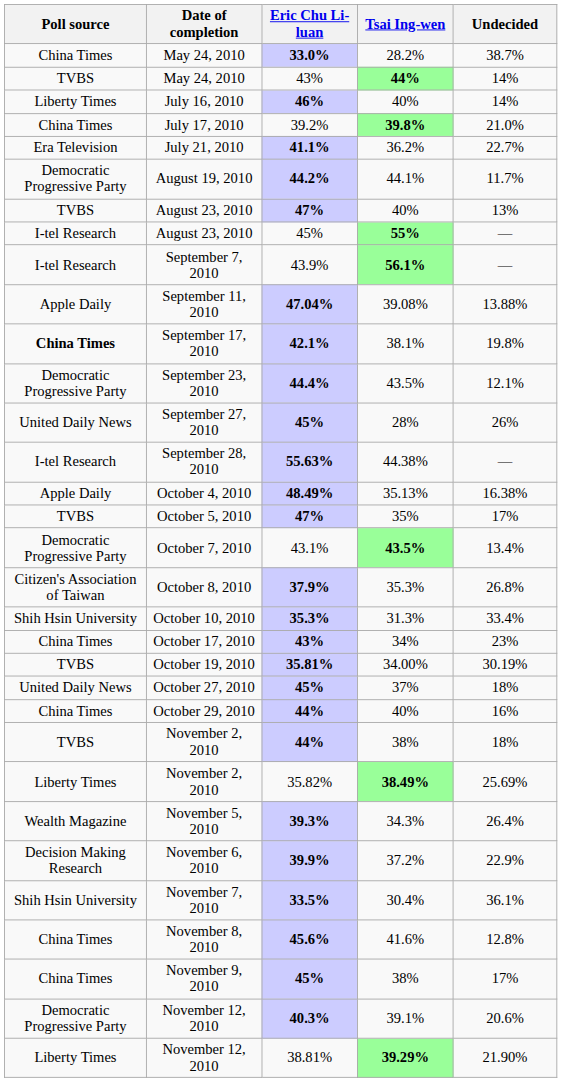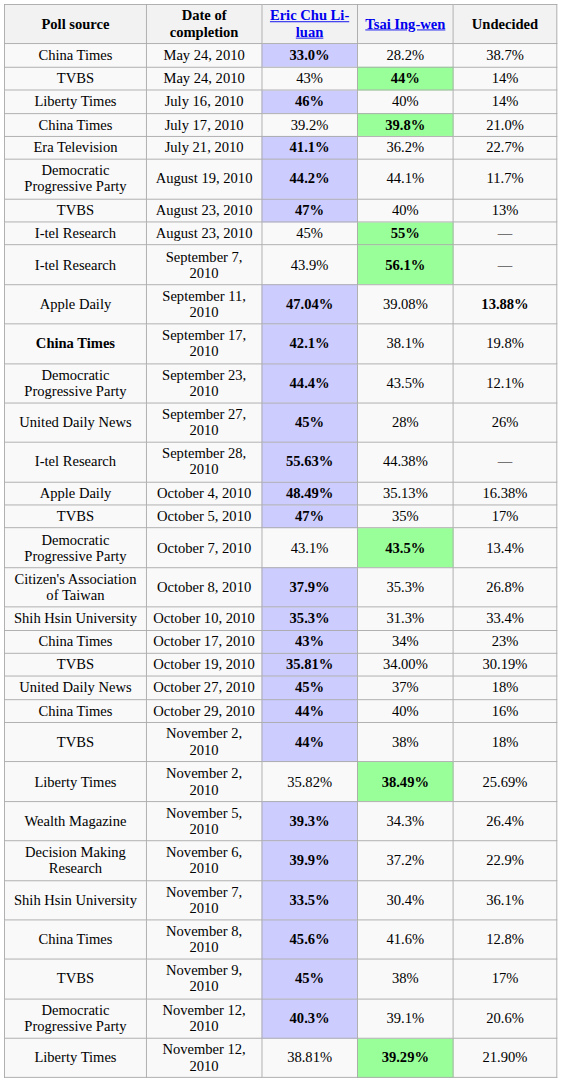(505, 304) normal -> (505, 304) bold
(75, 979) China Times -> (75, 979) TVBS
